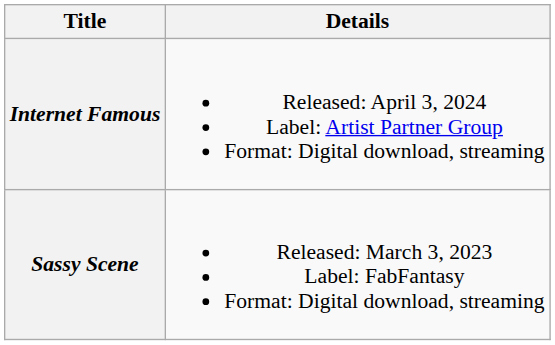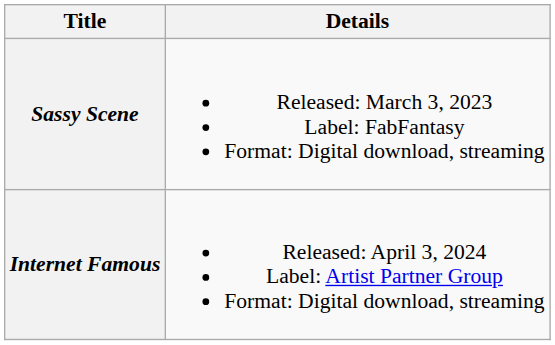rows swapped: (85, 264) <-> (85, 113)
